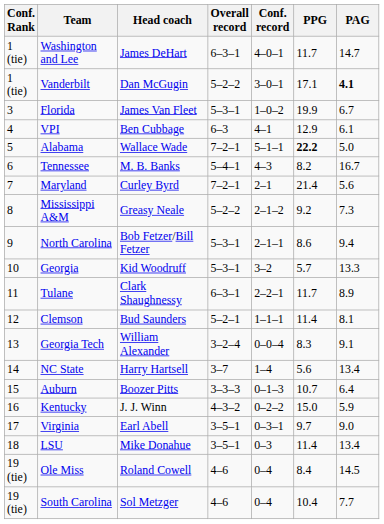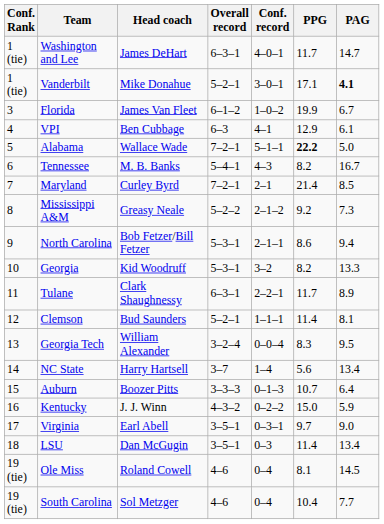(154, 84) Dan McGugin -> (155, 84) Mike Donahue
(225, 84) 5–2–2 -> (225, 84) 5–2–1
(225, 110) 5–3–1 -> (225, 110) 6–1–2
(346, 185) 5.6 -> (346, 185) 8.5
(304, 268) 5.7 -> (304, 268) 8.2
(346, 344) 9.1 -> (346, 344) 9.5
(155, 445) Mike Donahue -> (154, 445) Dan McGugin
(304, 470) 8.4 -> (304, 470) 8.1
